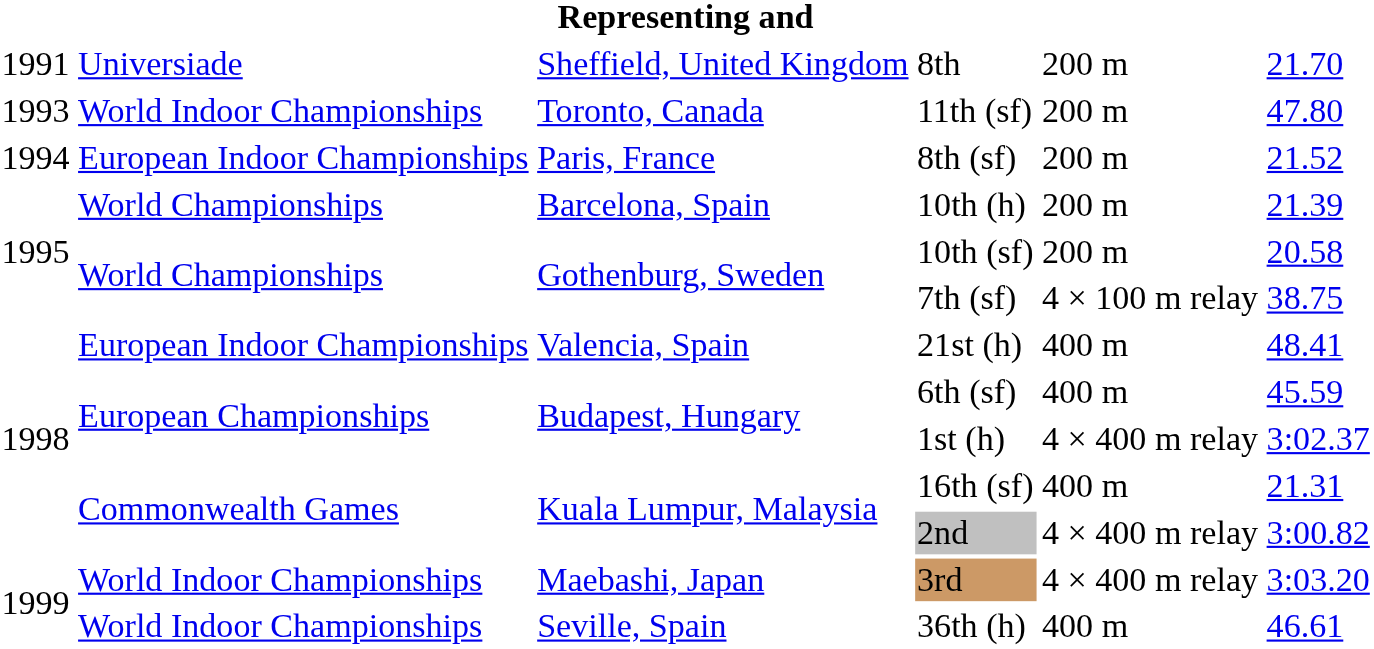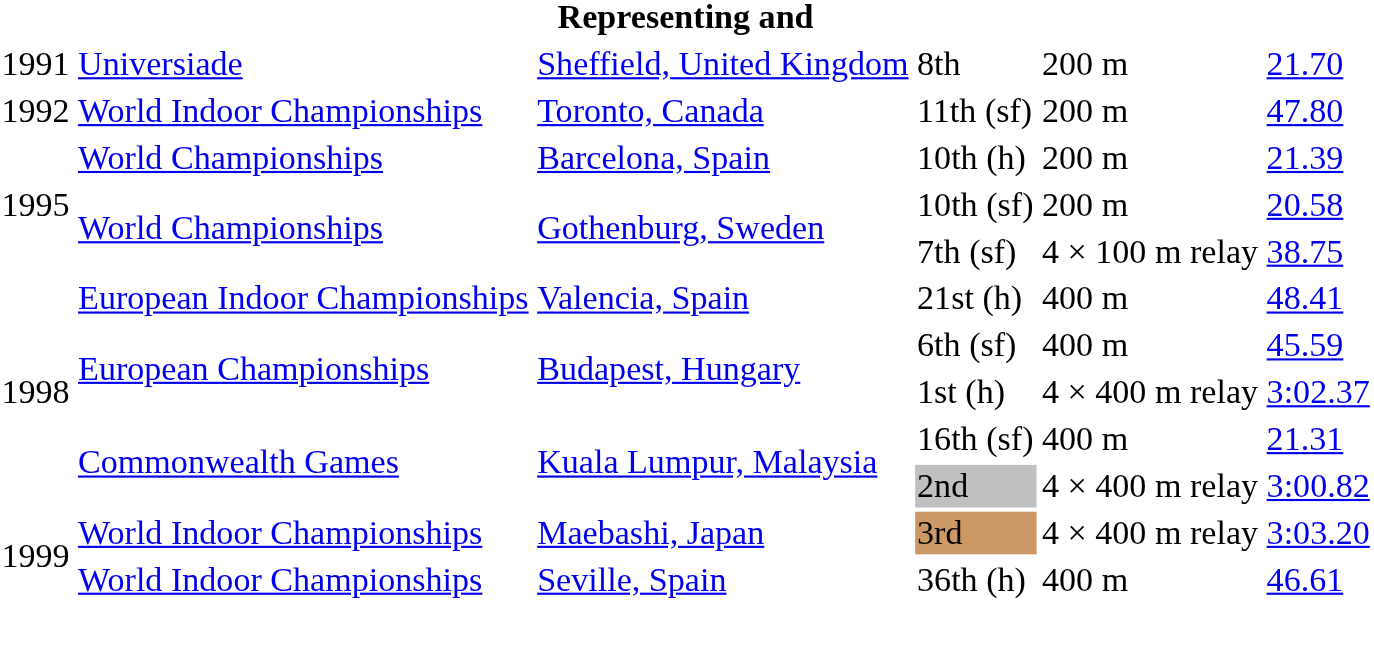(35, 110) 1993 -> (35, 110) 1992
- row: (967, 157)
